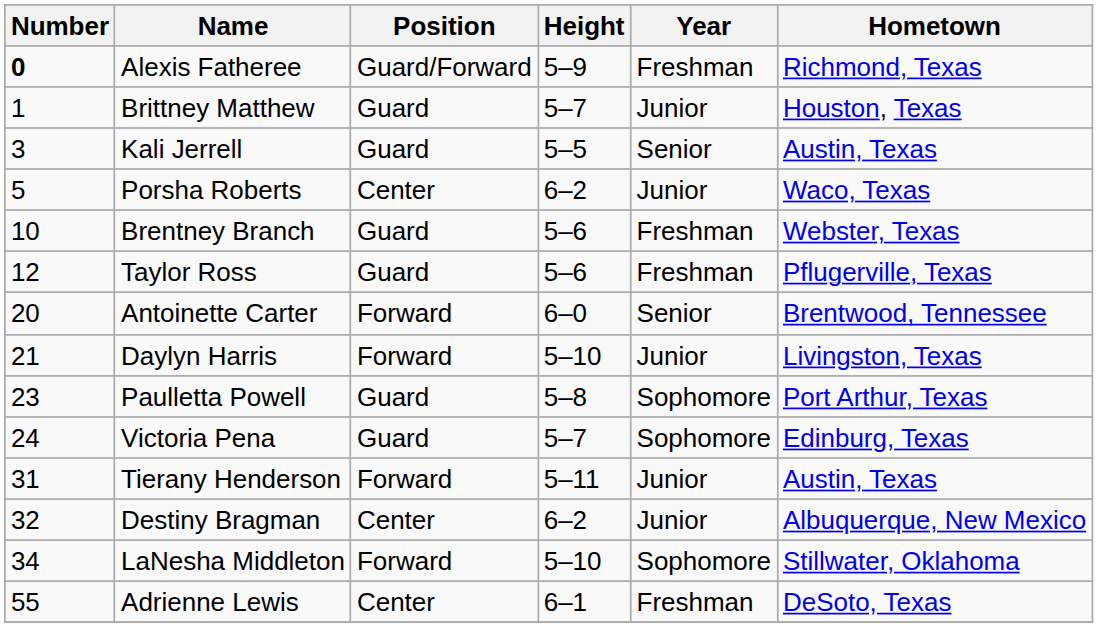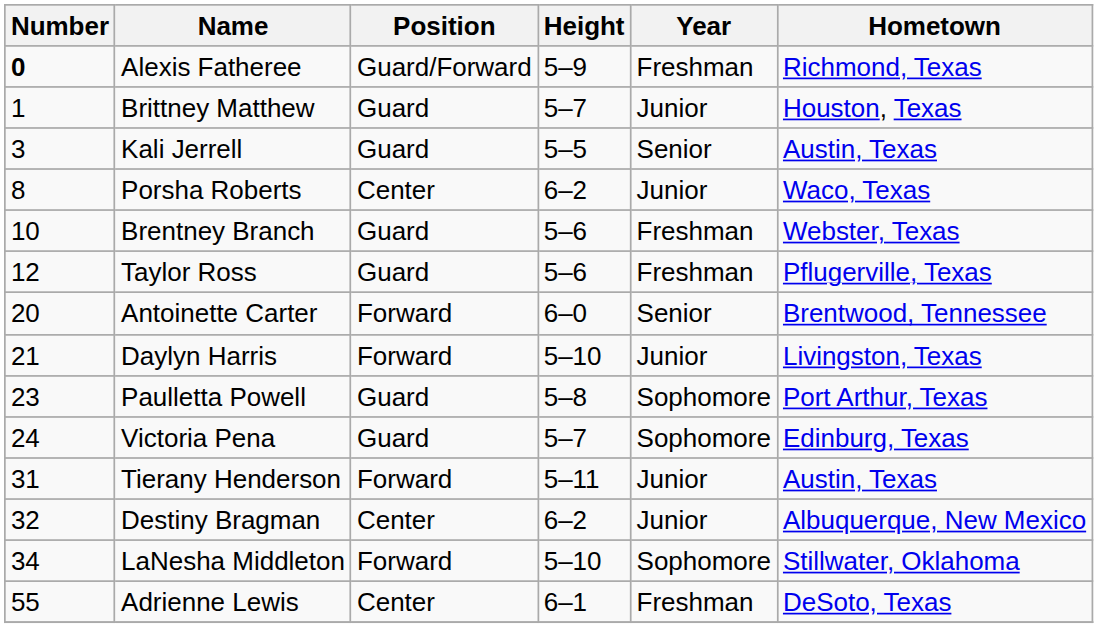(18, 190) 5 -> (18, 190) 8
